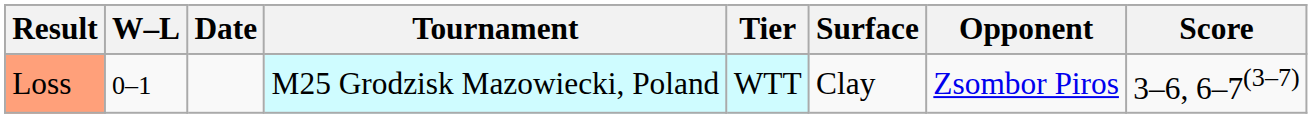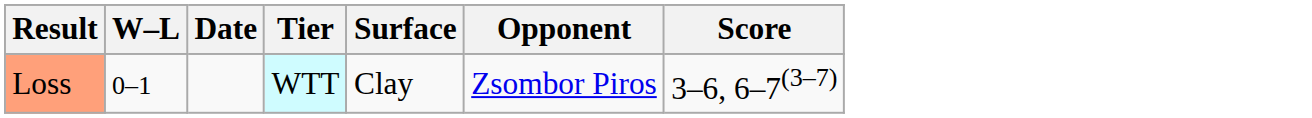- column: (495, 29)
